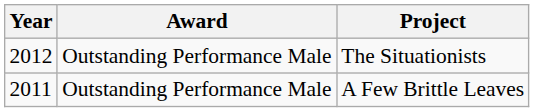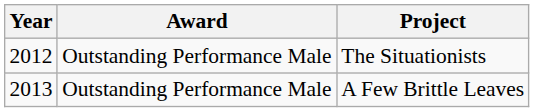(31, 89) 2011 -> (31, 89) 2013
